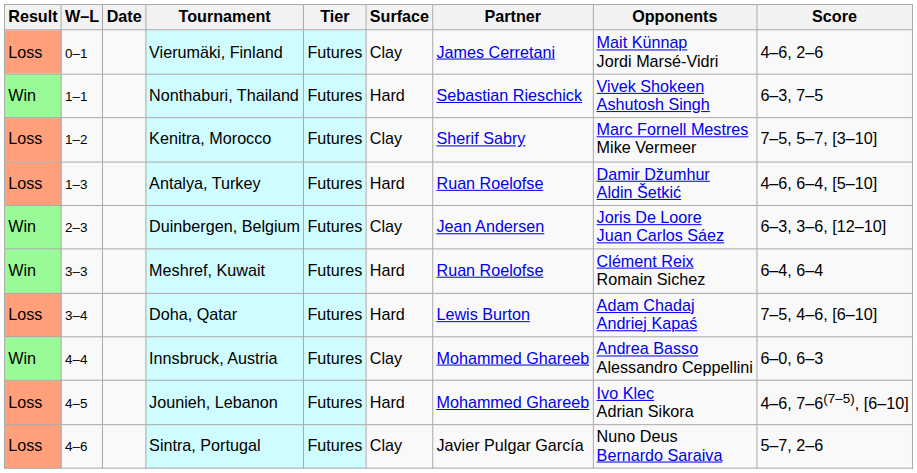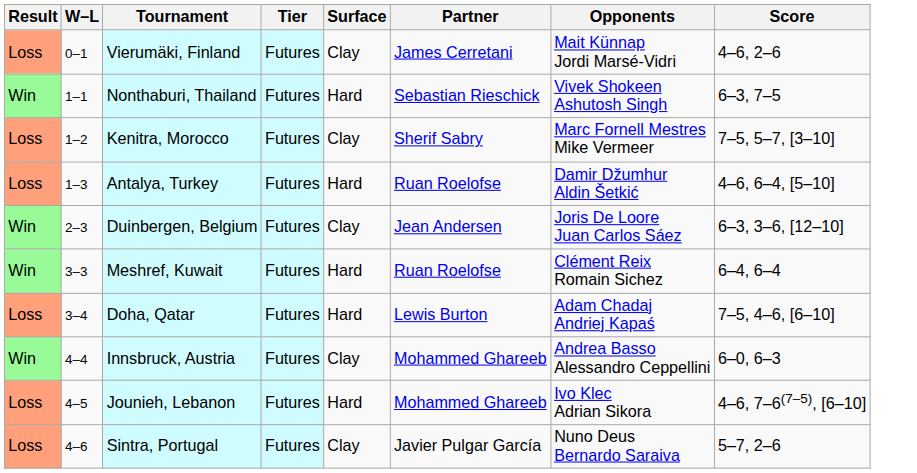- column: (124, 17)
